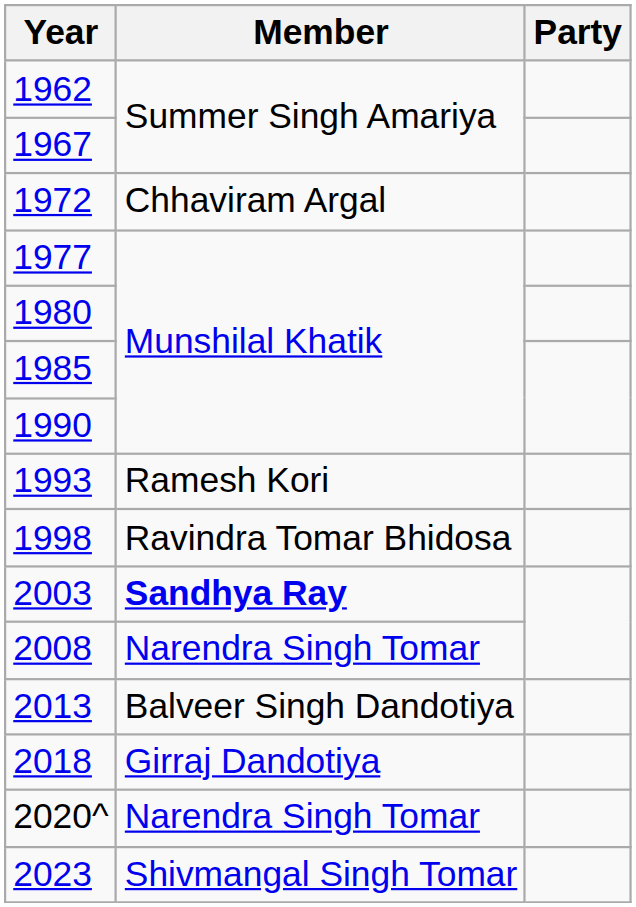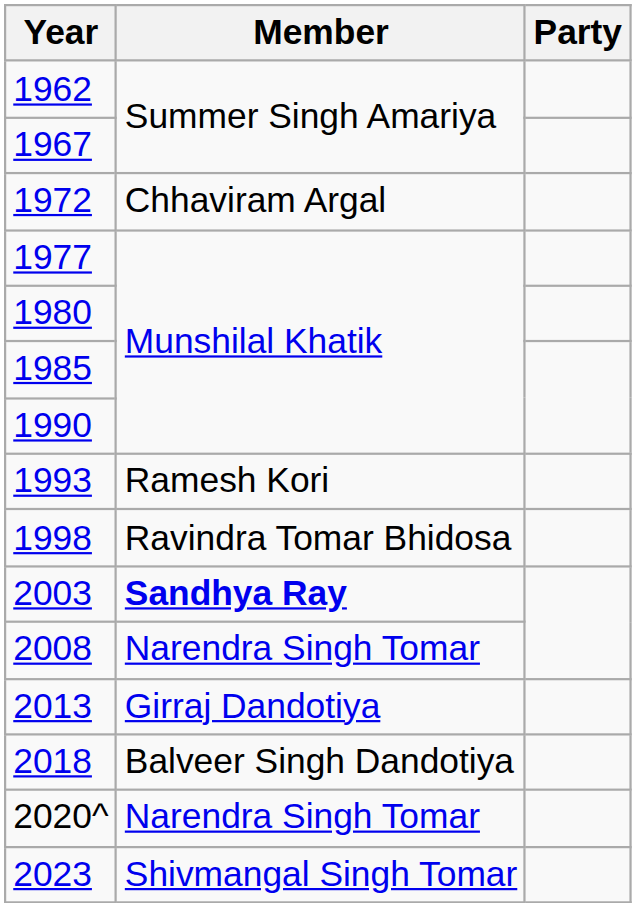(319, 705) Balveer Singh Dandotiya -> (253, 705) Girraj Dandotiya
(253, 761) Girraj Dandotiya -> (319, 761) Balveer Singh Dandotiya
